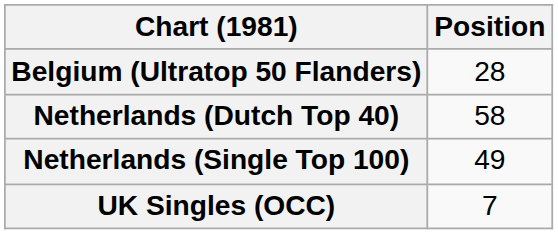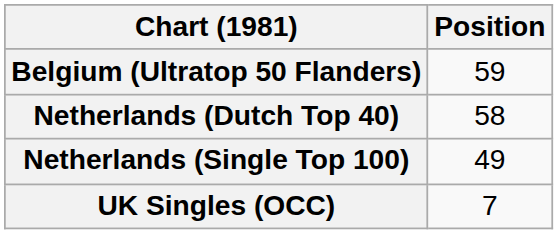(490, 71) 28 -> (490, 71) 59
